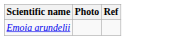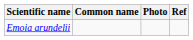+ column: (107, 12)
